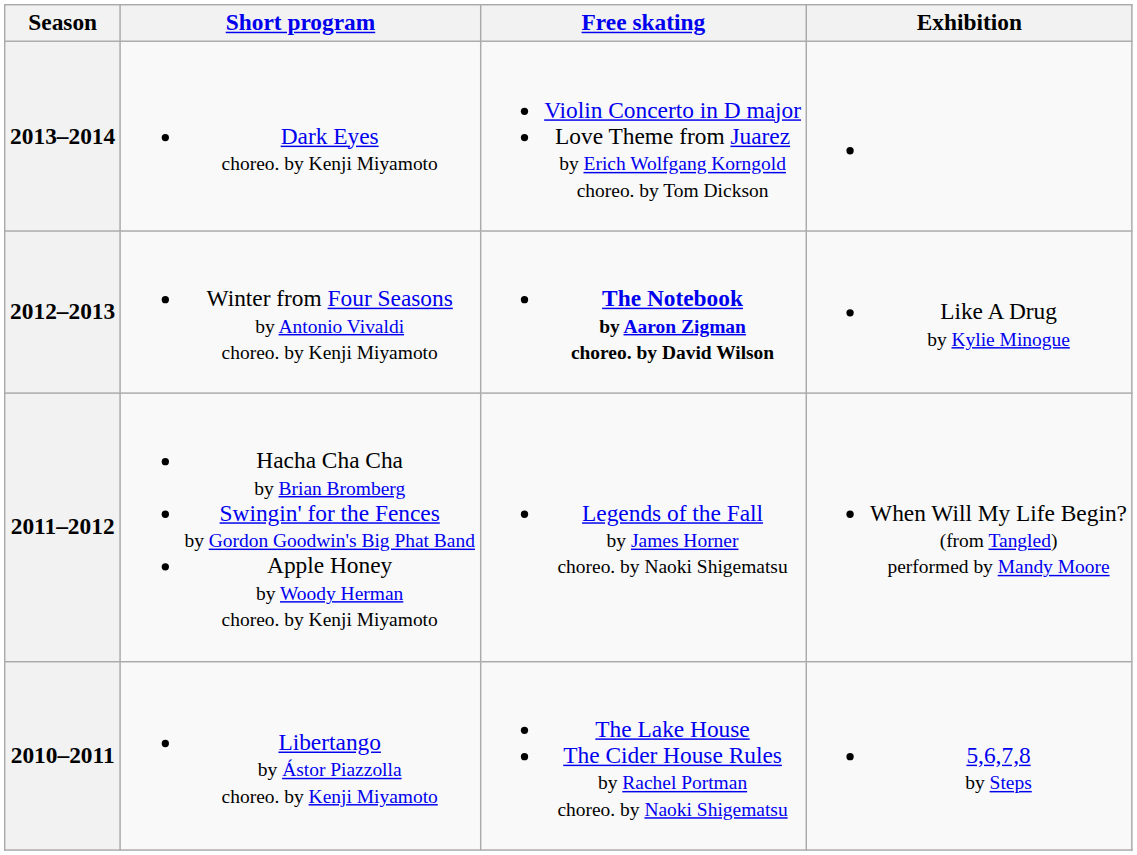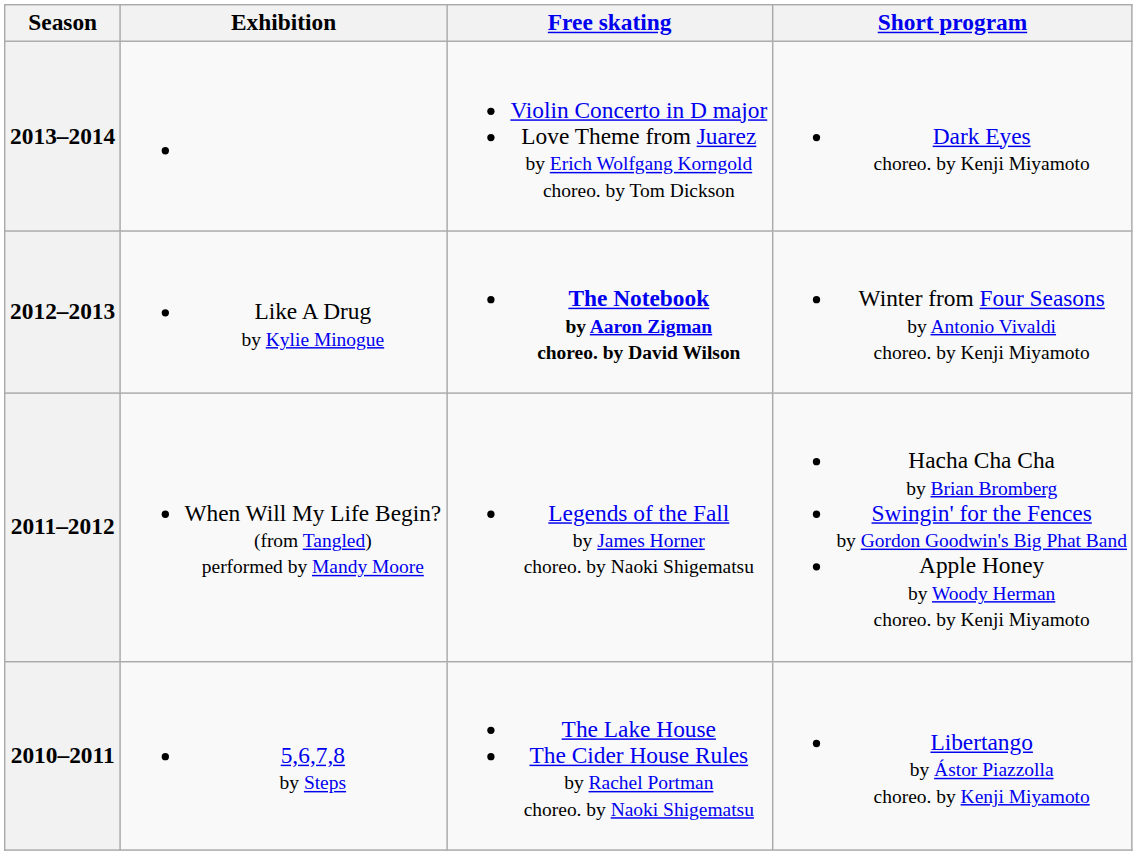columns swapped: (300, 23) <-> (969, 23)
